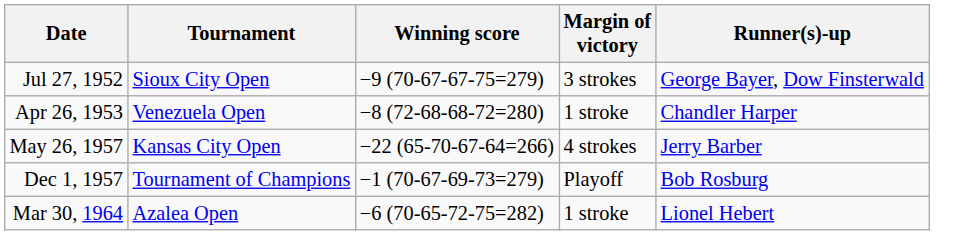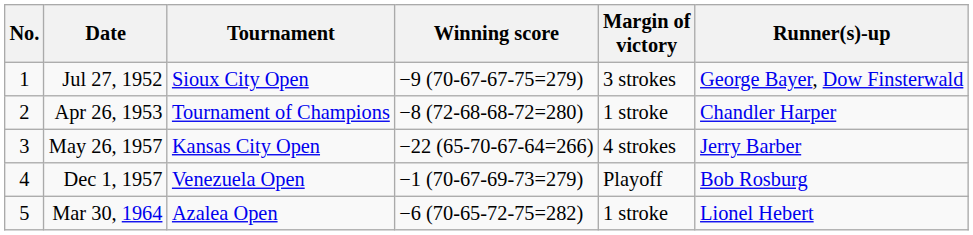+ column: (24, 33)
(199, 112) Venezuela Open -> (281, 112) Tournament of Champions
(241, 179) Tournament of Champions -> (238, 179) Venezuela Open
